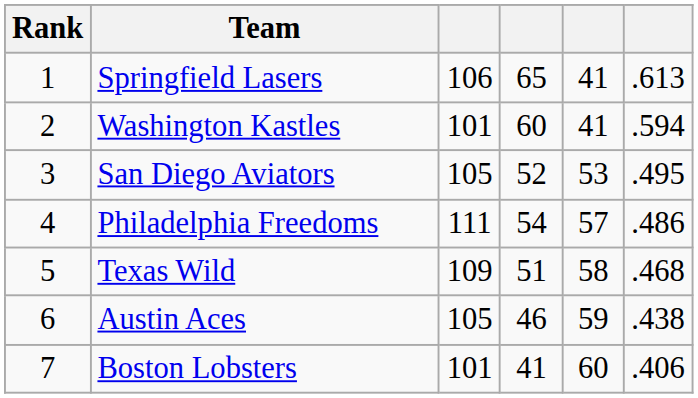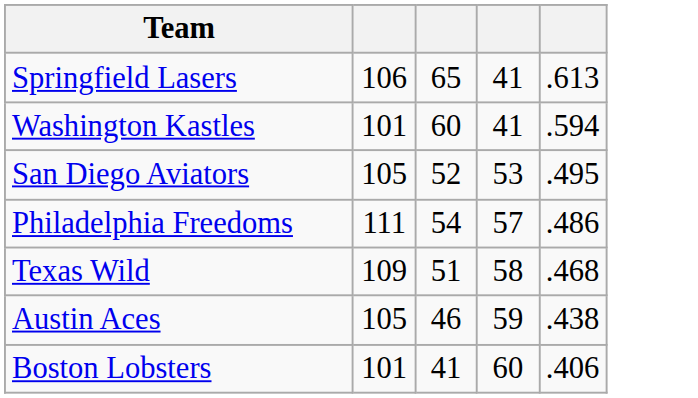- column: (48, 28)
